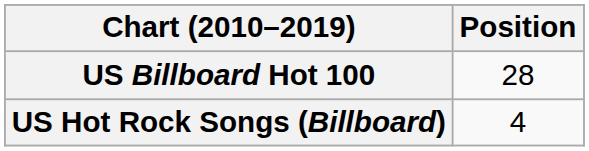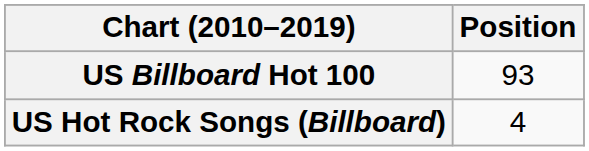(518, 74) 28 -> (518, 74) 93
